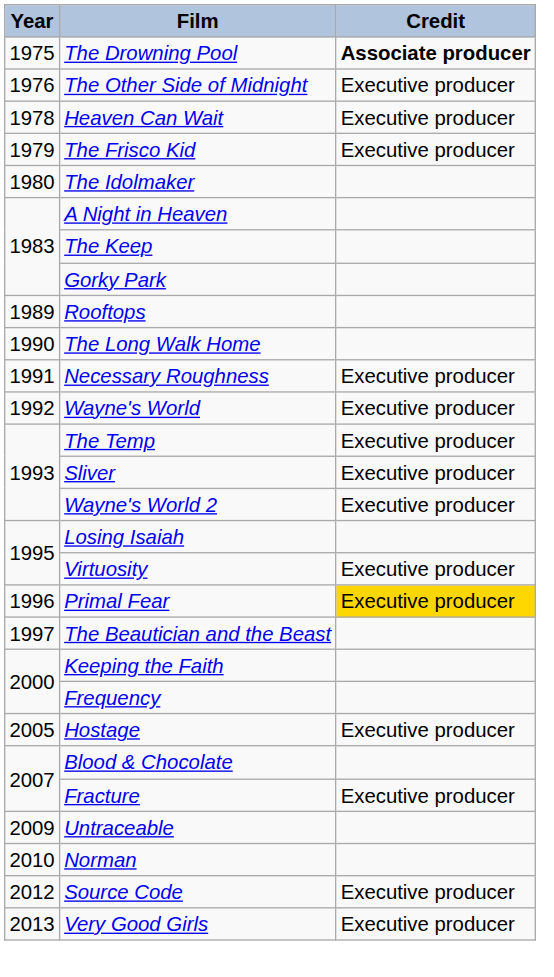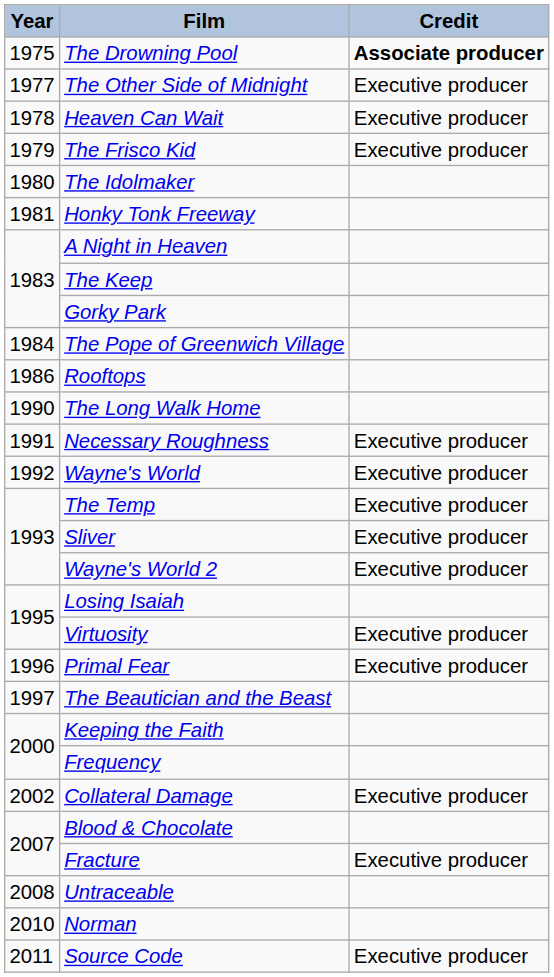(32, 85) 1976 -> (32, 85) 1977
+ row: (159, 214)
+ row: (204, 343)
(32, 311) 1989 -> (32, 376) 1986
(428, 601) gold background -> (441, 666) no background
+ row: (148, 795)
- row: (102, 730)
(32, 827) 2009 -> (32, 892) 2008
(32, 892) 2012 -> (31, 956) 2011
- row: (136, 924)
